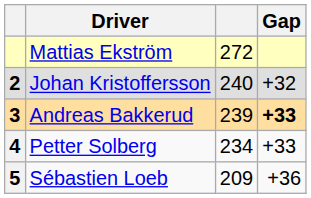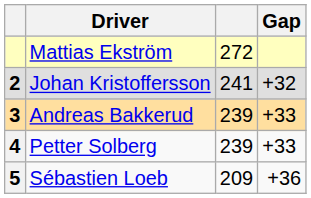(236, 84) 240 -> (236, 84) 241
(279, 115) bold -> (279, 115) normal
(236, 147) 234 -> (236, 147) 239
